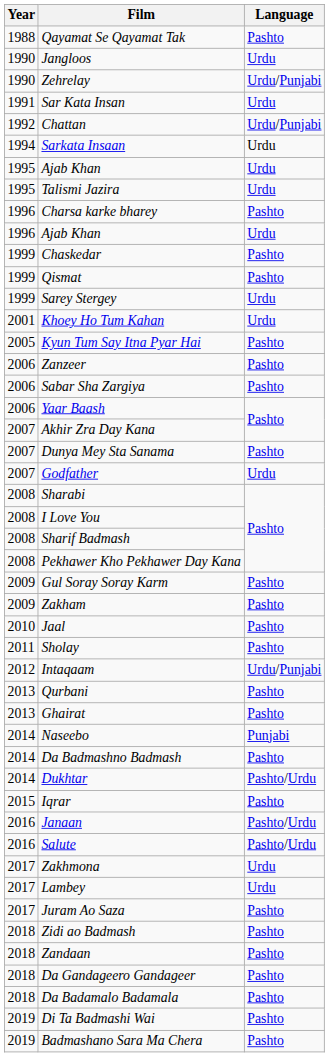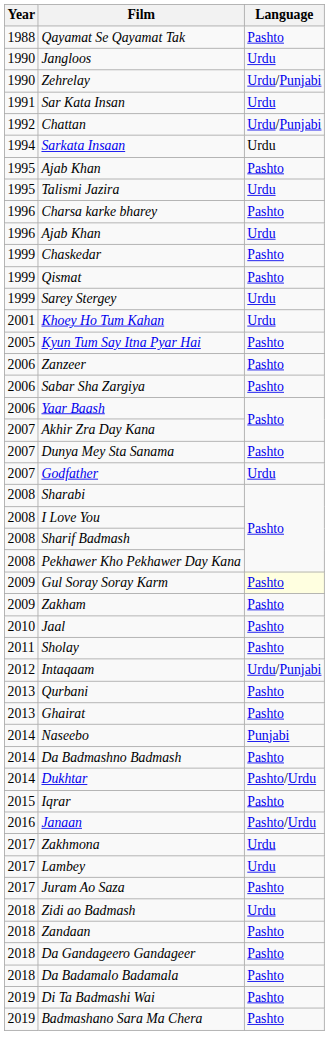(261, 168) Urdu -> (266, 168) Pashto
(266, 582) no background -> (266, 582) lightyellow background
- row: (21, 844)
(266, 931) Pashto -> (261, 910) Urdu
